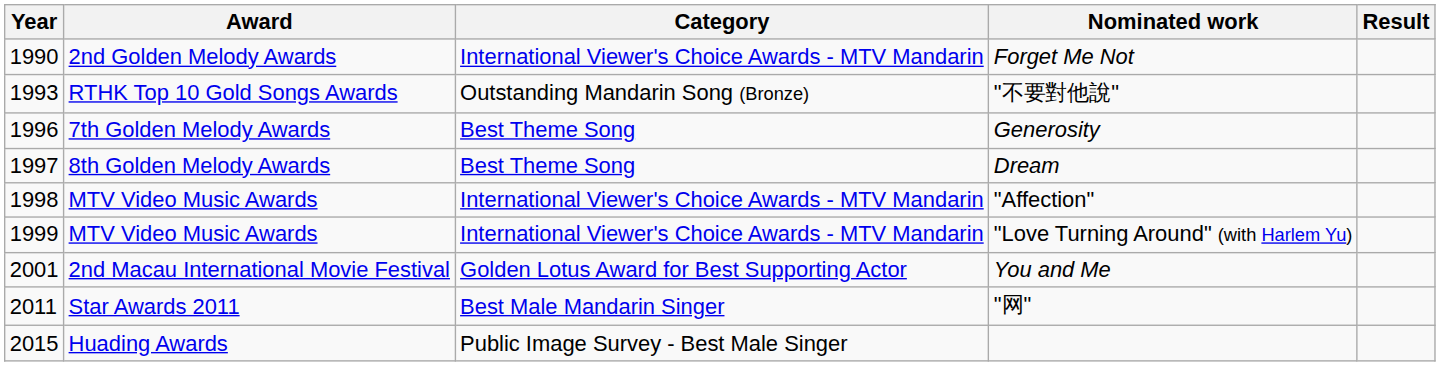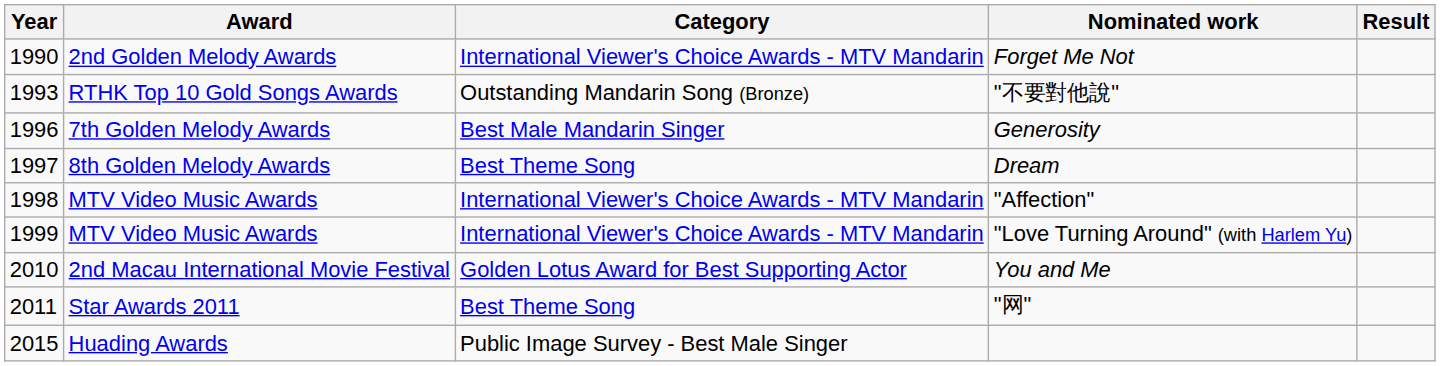(548, 130) Best Theme Song -> (592, 130) Best Male Mandarin Singer
(34, 269) 2001 -> (34, 269) 2010
(592, 306) Best Male Mandarin Singer -> (548, 306) Best Theme Song
